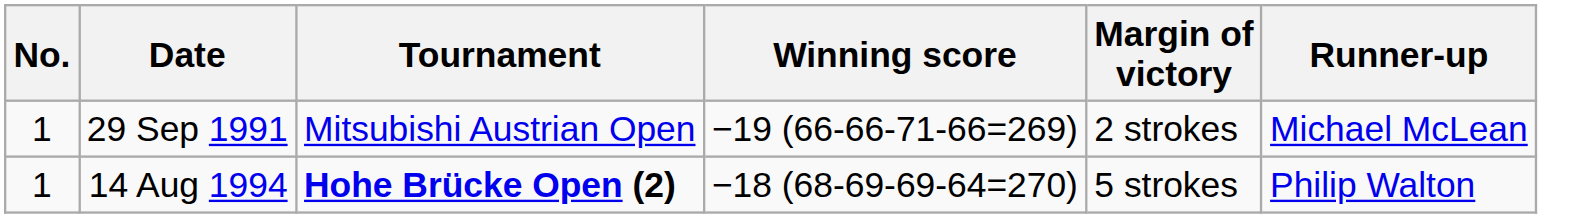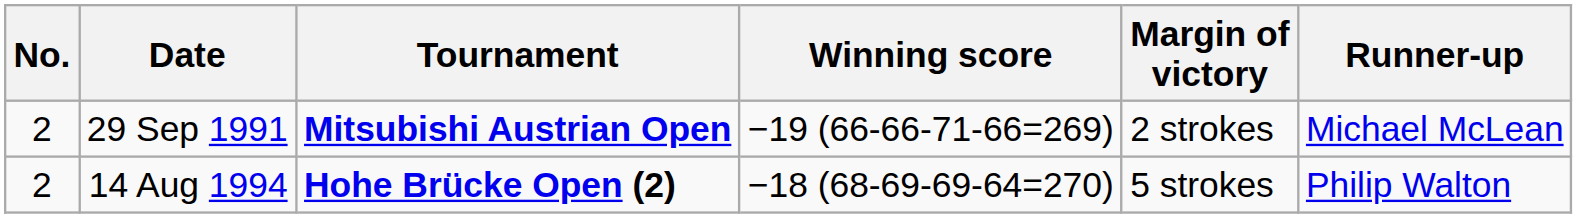(42, 129) 1 -> (42, 129) 2
(500, 129) normal -> (518, 129) bold
(42, 185) 1 -> (42, 185) 2
